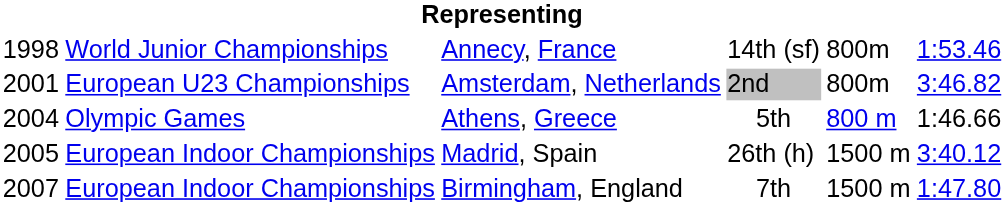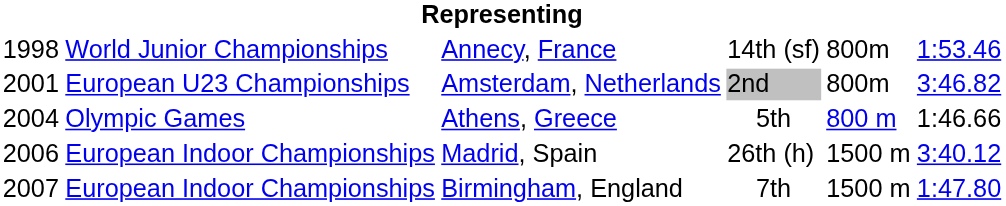(31, 153) 2005 -> (31, 153) 2006
